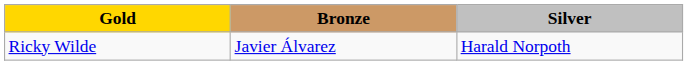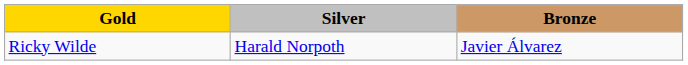columns swapped: (570, 18) <-> (344, 18)
